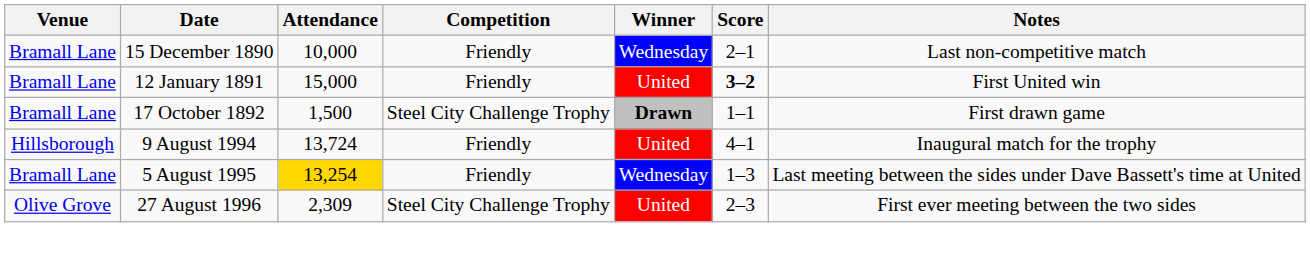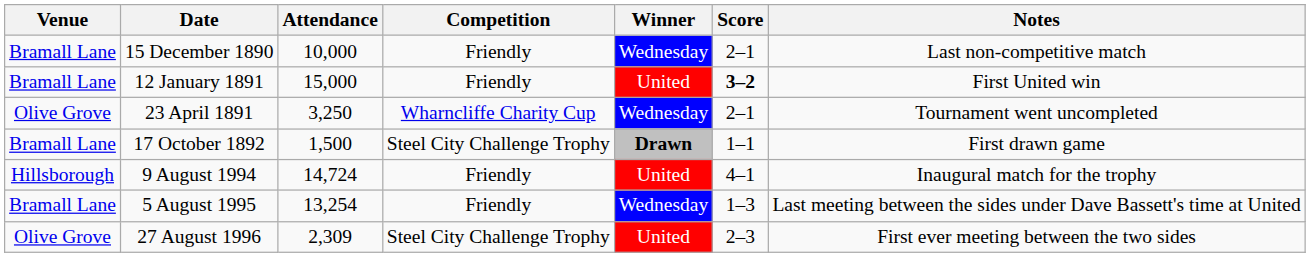+ row: (199, 112)
(330, 143) 13,724 -> (330, 174) 14,724
(330, 174) gold background -> (330, 205) no background
